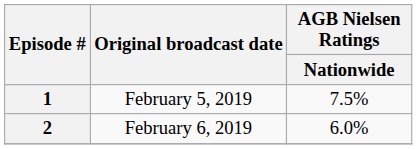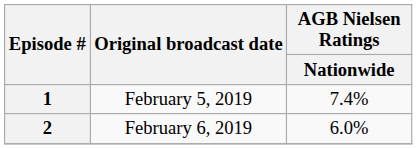(349, 98) 7.5% -> (349, 98) 7.4%
